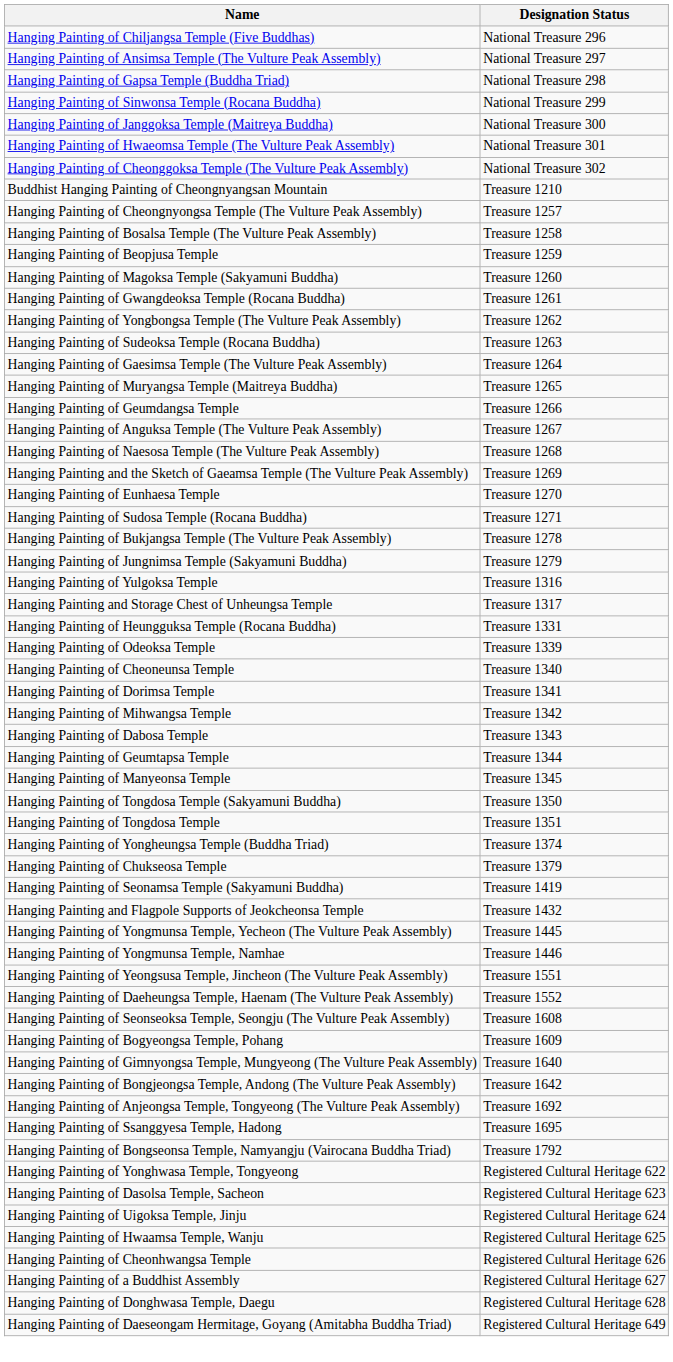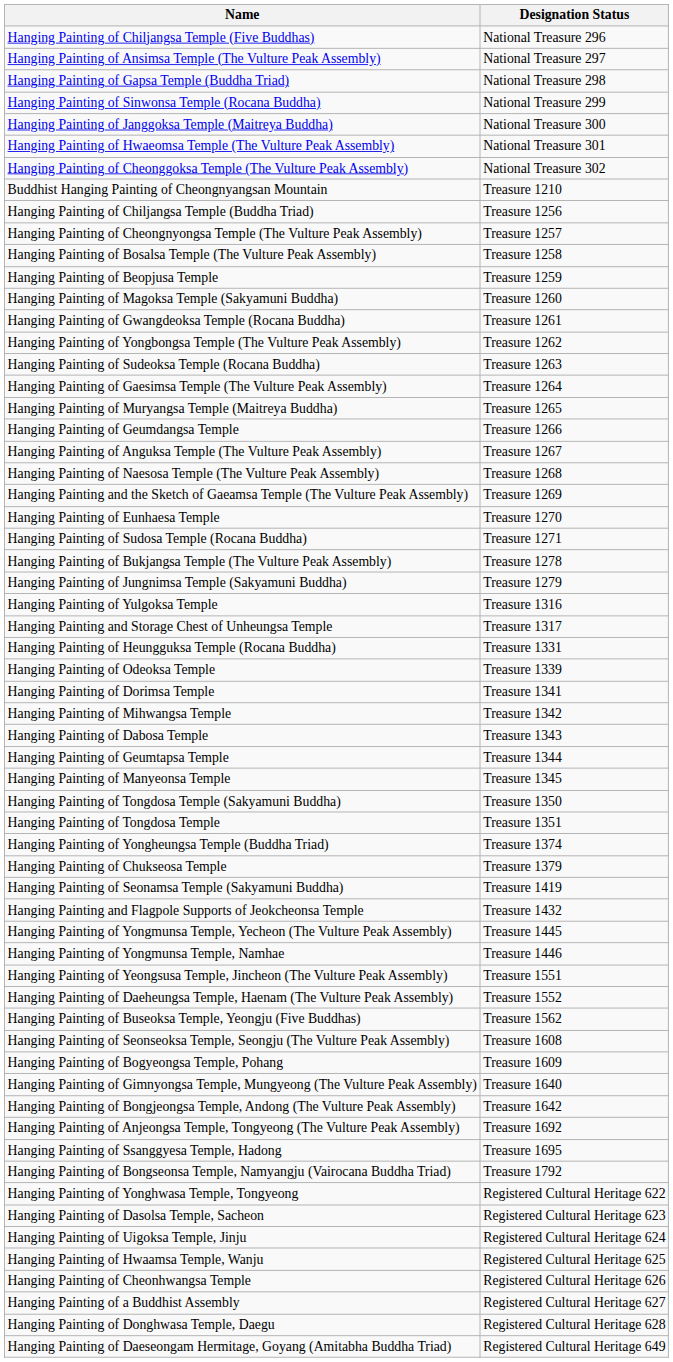+ row: (161, 211)
- row: (121, 670)
+ row: (184, 1019)
